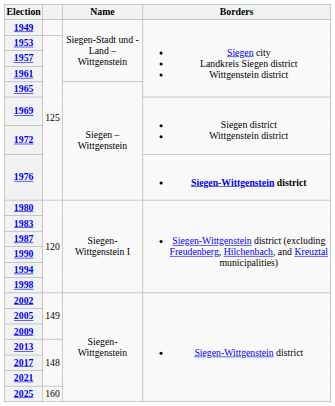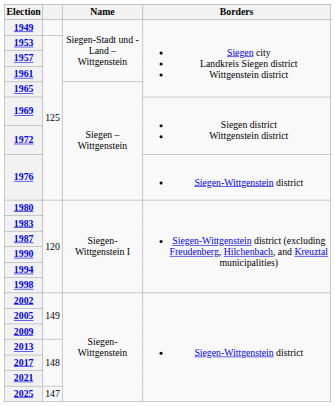(237, 183) bold -> (237, 183) normal
(53, 393) 160 -> (53, 393) 147
